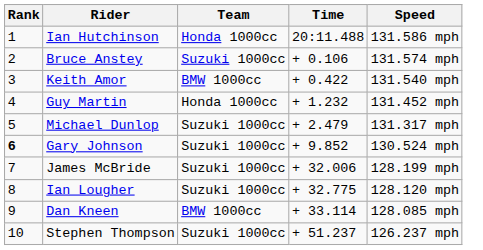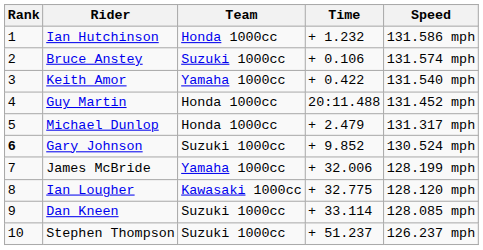(328, 37) 20:11.488 -> (336, 37) + 1.232
(221, 81) BMW 1000cc -> (233, 81) Yamaha 1000cc
(320, 103) + 1.232 -> (344, 103) 20:11.488
(233, 125) Suzuki 1000cc -> (229, 125) Honda 1000cc
(233, 168) Suzuki 1000cc -> (233, 168) Yamaha 1000cc
(233, 190) Suzuki 1000cc -> (241, 190) Kawasaki 1000cc
(221, 212) BMW 1000cc -> (233, 212) Suzuki 1000cc
